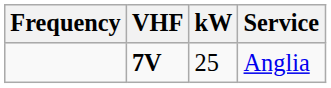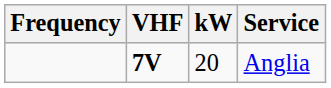(207, 62) 25 -> (207, 62) 20
